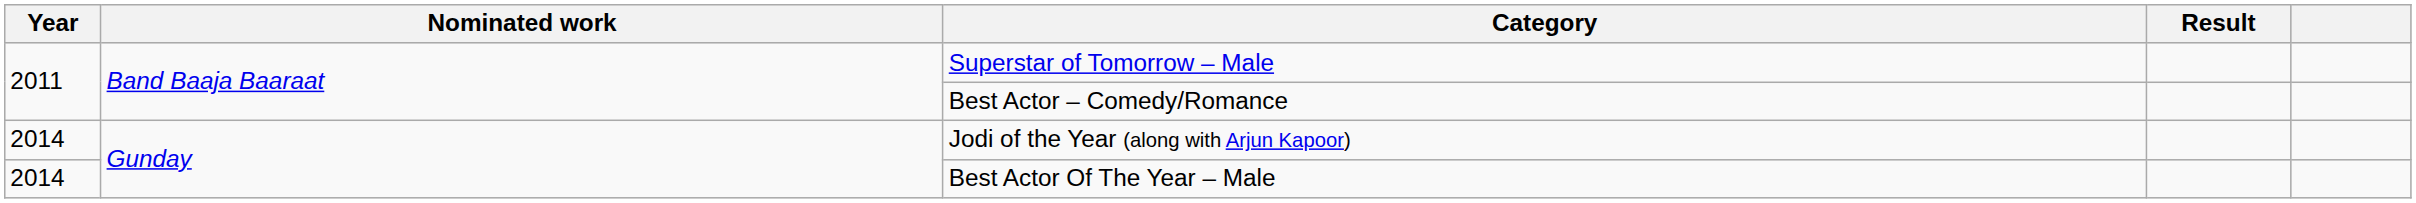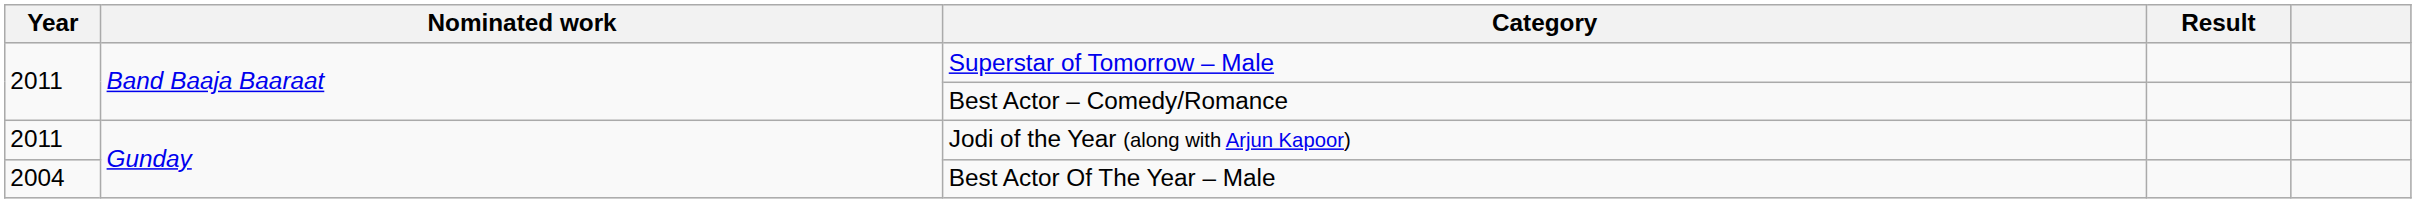(37, 139) 2014 -> (37, 139) 2011
(37, 178) 2014 -> (37, 178) 2004
